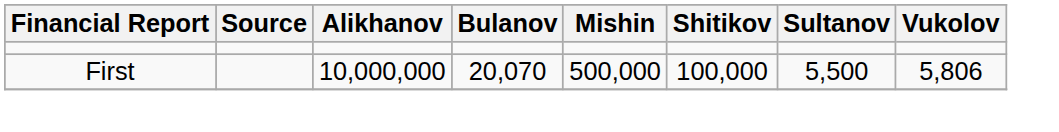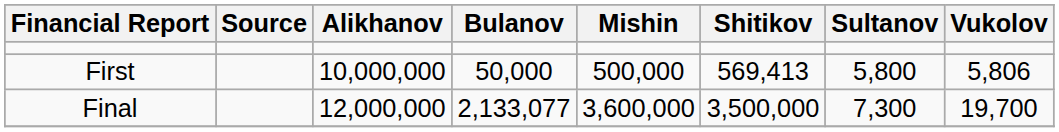(508, 72) 20,070 -> (514, 72) 50,000
(722, 72) 100,000 -> (763, 72) 569,413
(837, 72) 5,500 -> (885, 72) 5,800
+ row: (110, 108)
